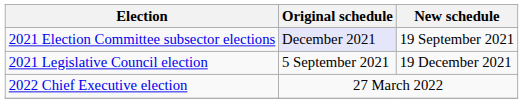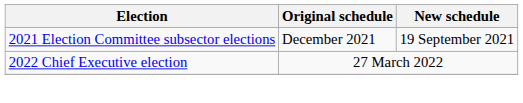(329, 39) lavender background -> (329, 39) no background
- row: (108, 62)
